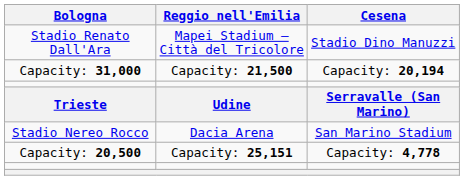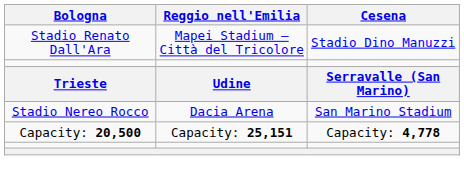- row: (80, 70)
